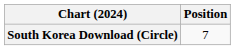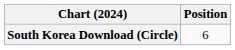(205, 34) 7 -> (205, 34) 6
